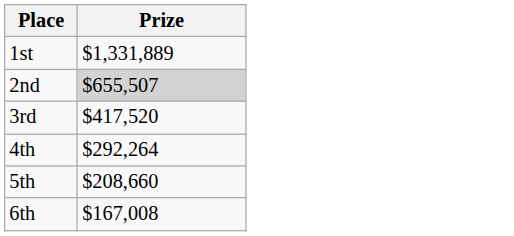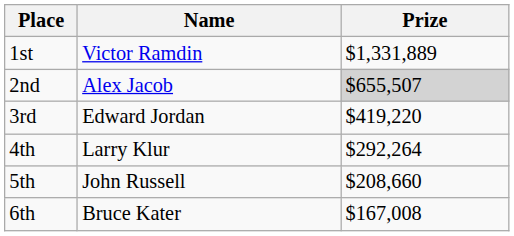+ column: (209, 20)
(120, 117) $417,520 -> (384, 117) $419,220
